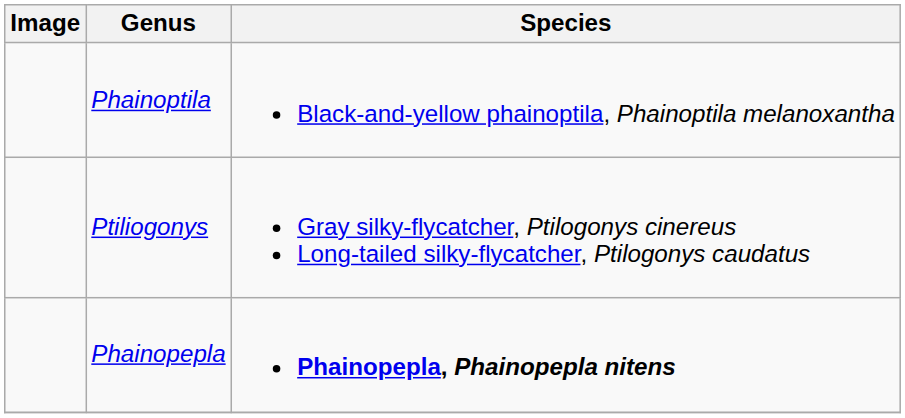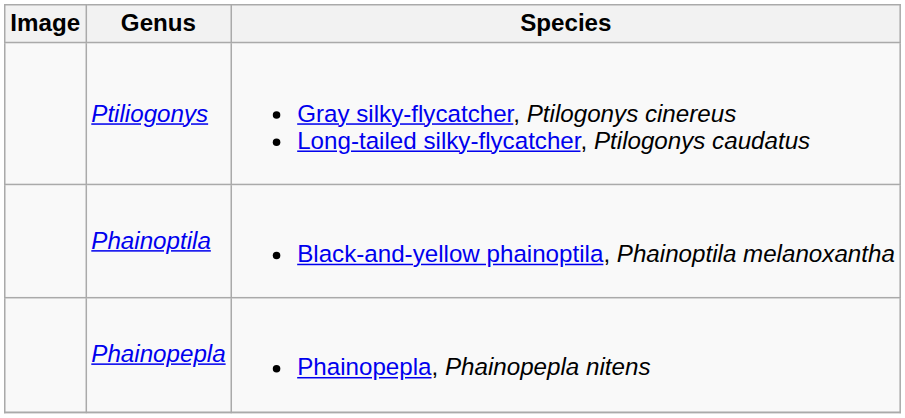rows swapped: (151, 99) <-> (150, 227)
(566, 368) bold -> (566, 368) normal
